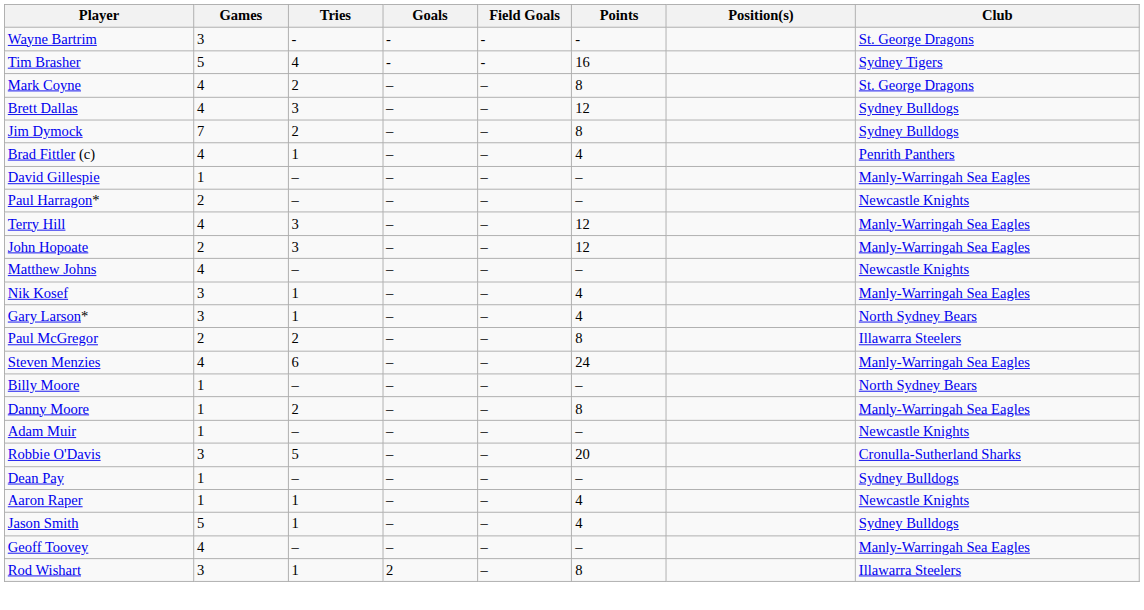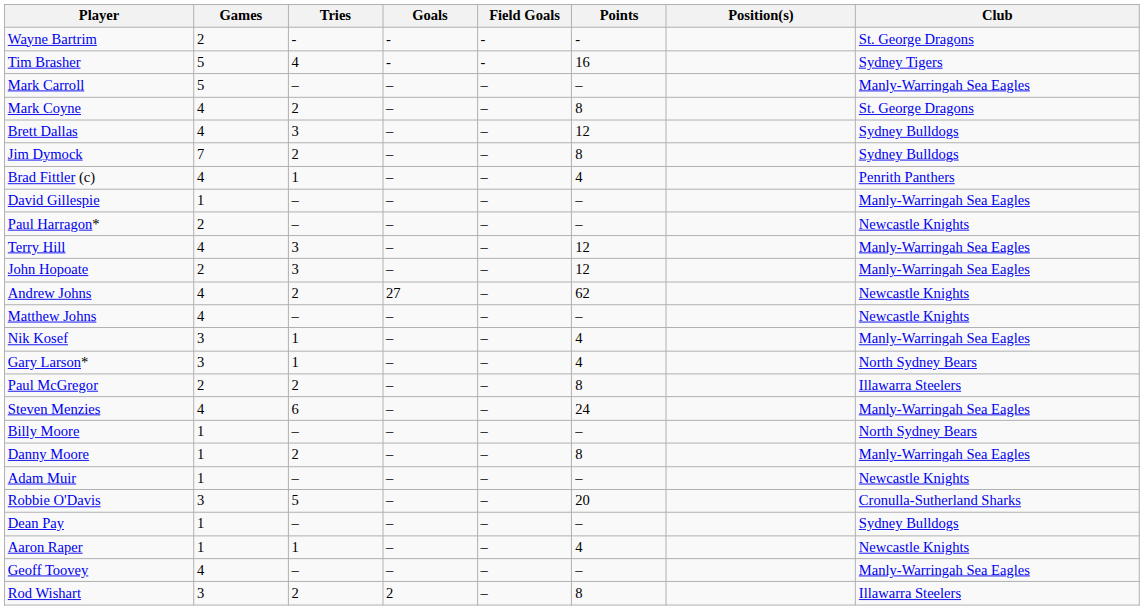(201, 39) 3 -> (201, 39) 2
+ row: (46, 85)
+ row: (50, 293)
- row: (43, 524)
(295, 570) 1 -> (295, 593) 2
